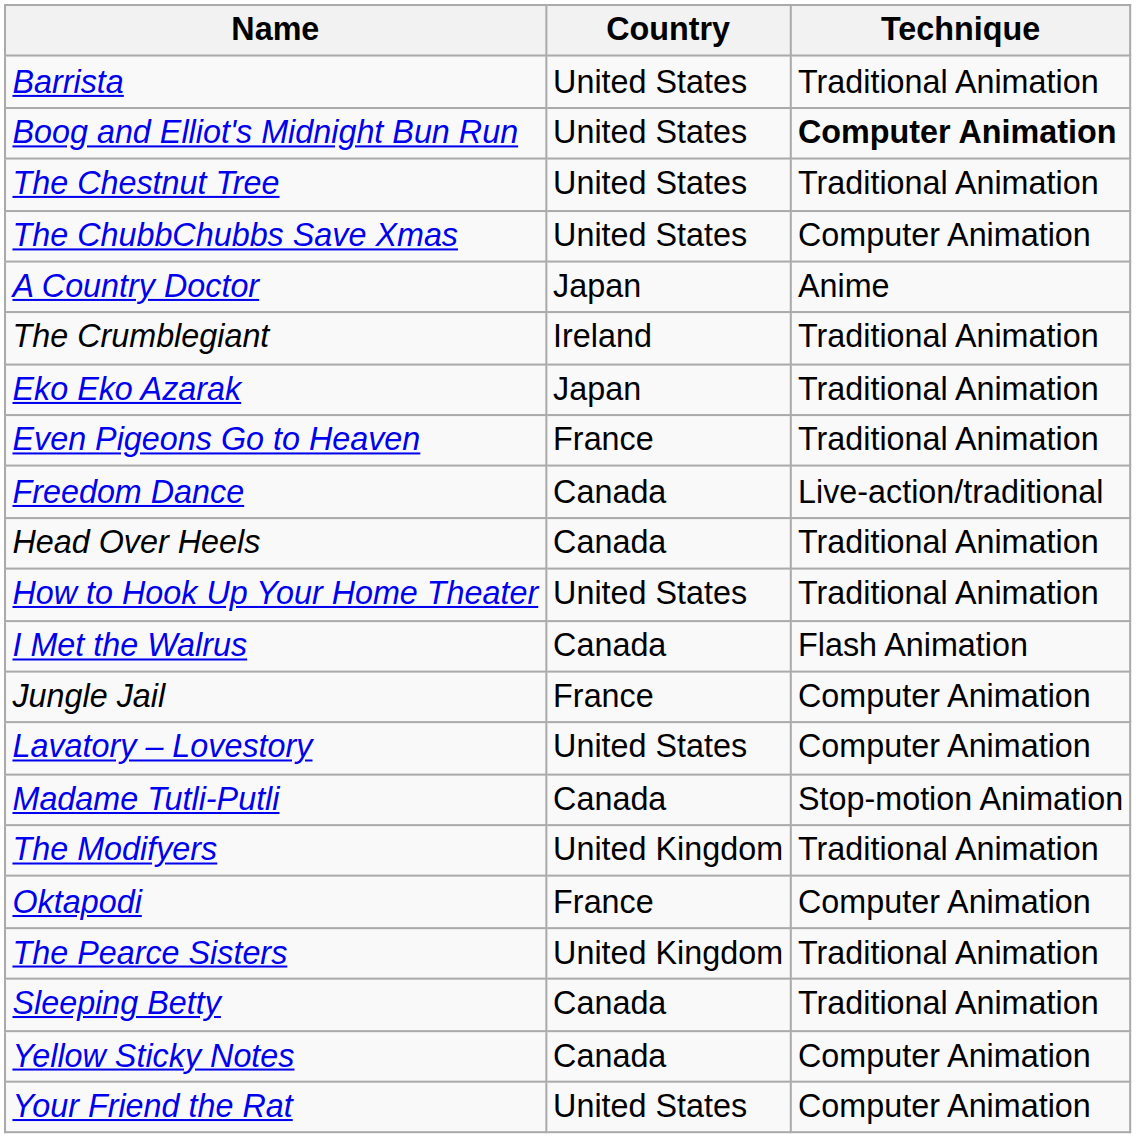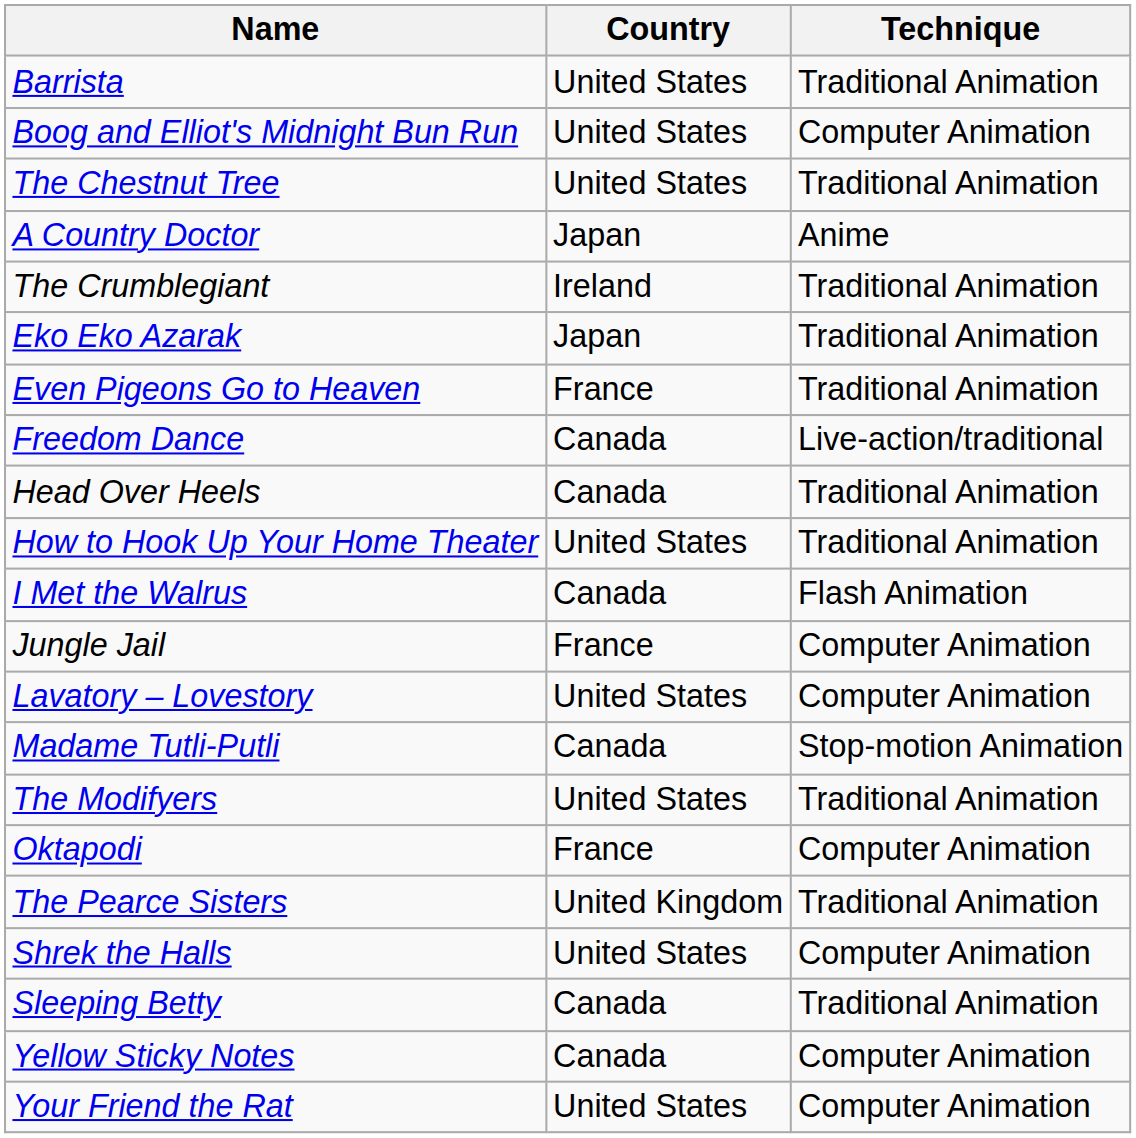(957, 132) bold -> (944, 132) normal
- row: (235, 235)
(668, 850) United Kingdom -> (650, 798) United States
+ row: (122, 952)
